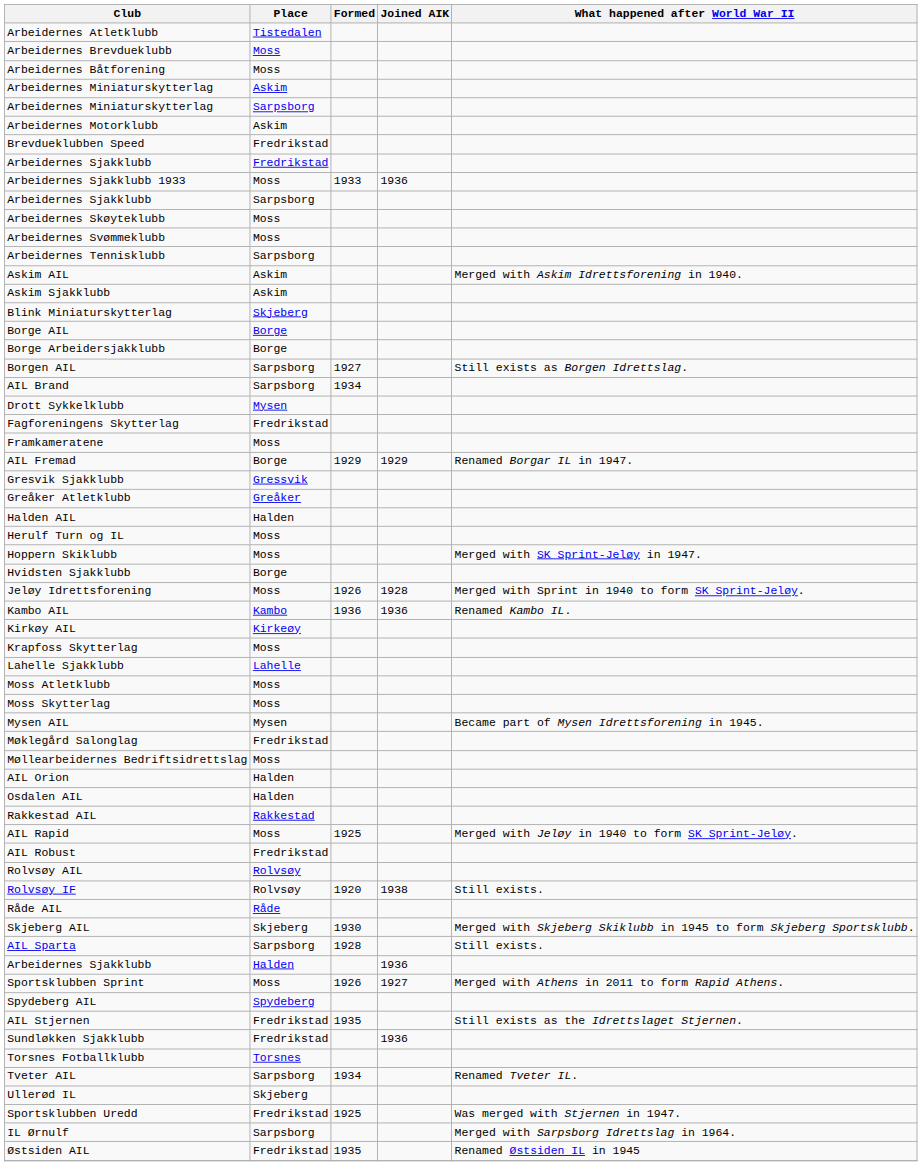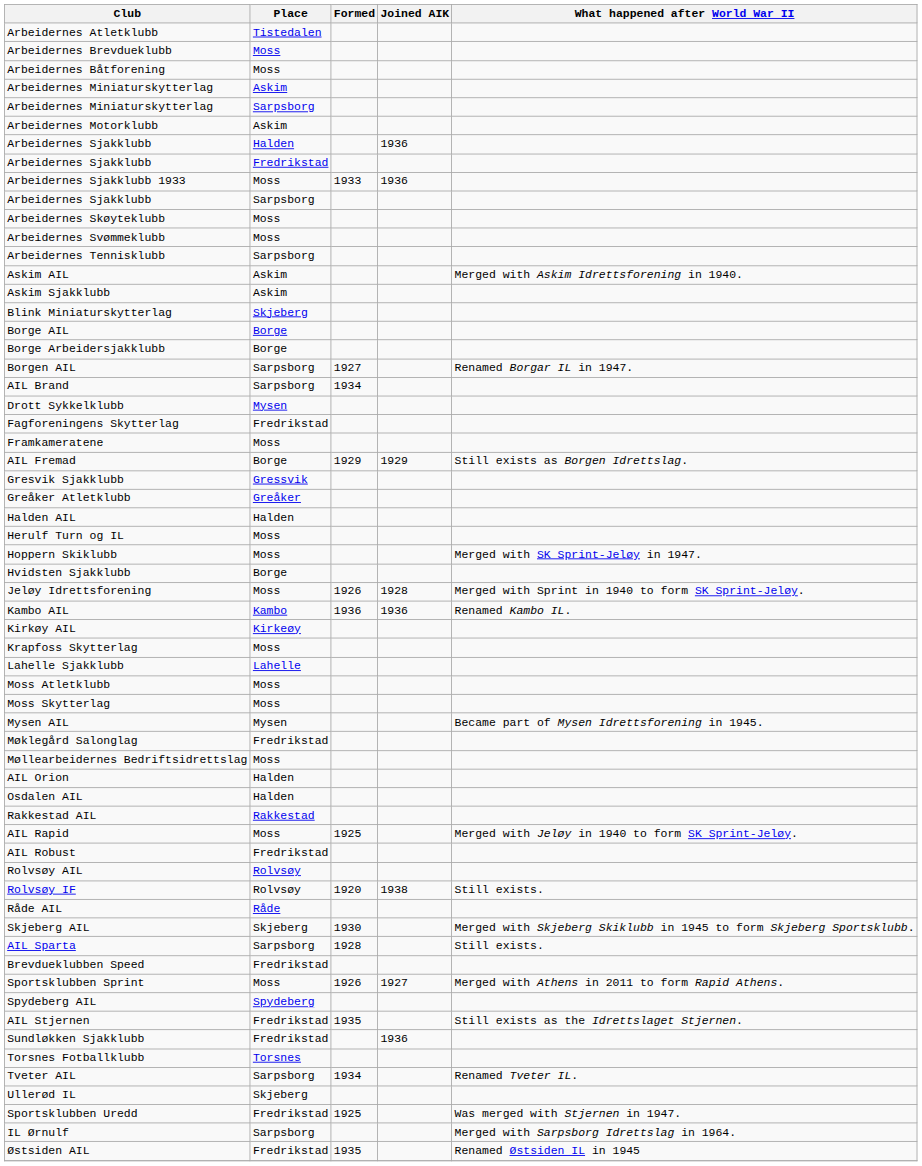rows swapped: (79, 965) <-> (76, 144)
(571, 368) Still exists as Borgen Idrettslag. -> (544, 368) Renamed Borgar IL in 1947.
(544, 461) Renamed Borgar IL in 1947. -> (571, 461) Still exists as Borgen Idrettslag.
